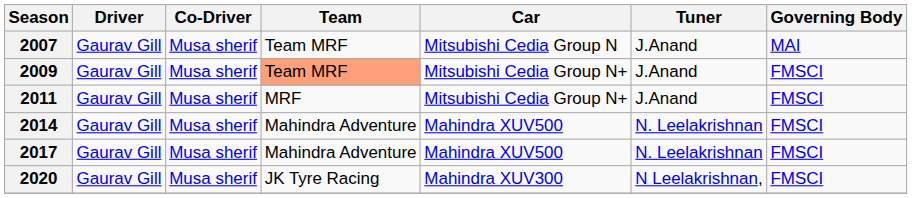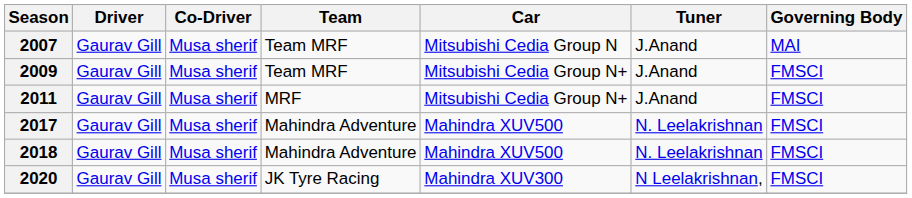(306, 71) lightsalmon background -> (306, 71) no background
- row: (39, 125)
+ row: (39, 152)
